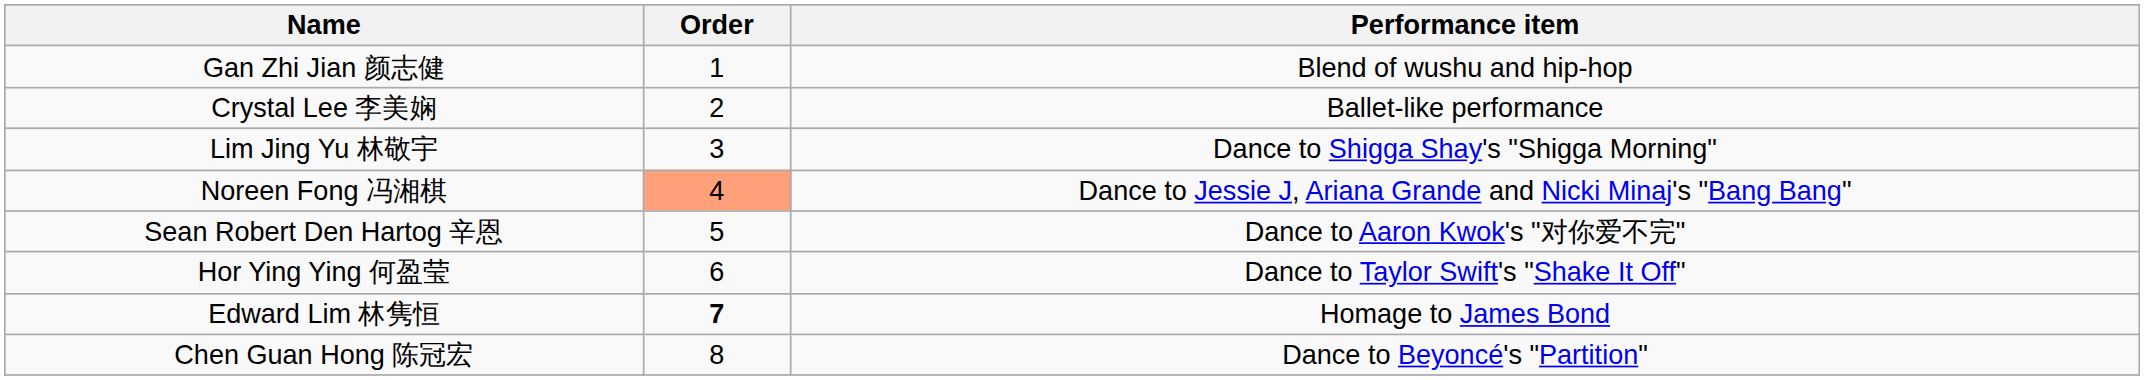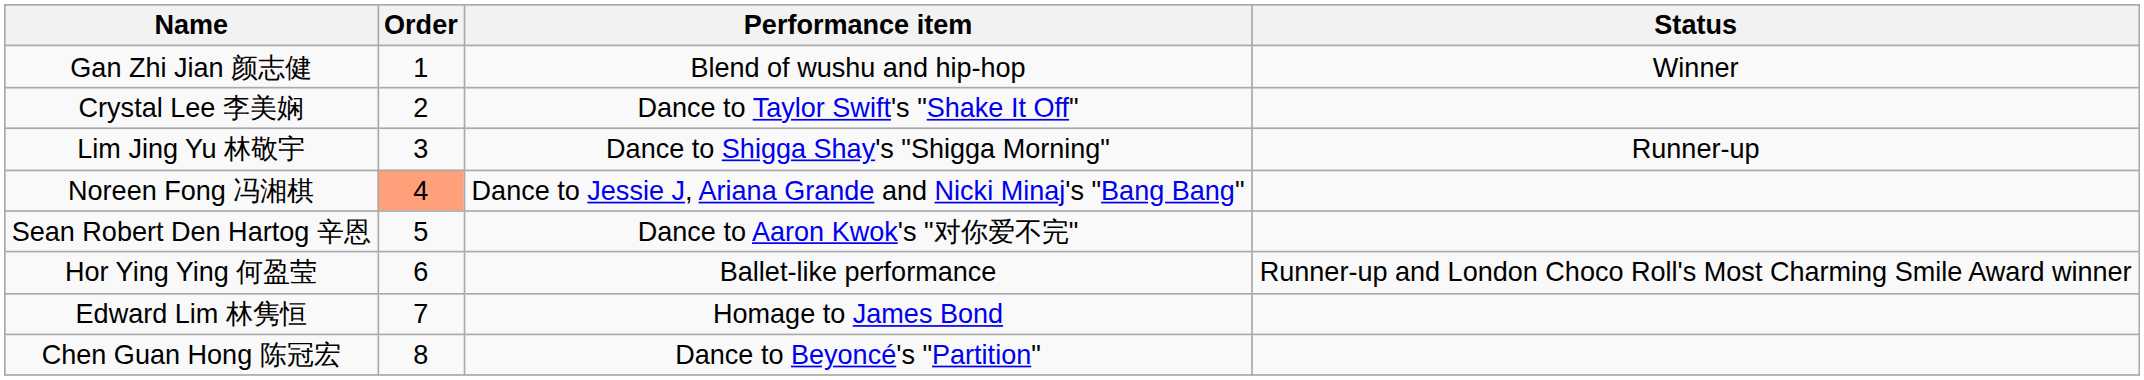+ column: (1696, 25)
(1465, 108) Ballet-like performance -> (858, 108) Dance to Taylor Swift's "Shake It Off"
(1465, 273) Dance to Taylor Swift's "Shake It Off" -> (858, 273) Ballet-like performance
(717, 314) bold -> (421, 314) normal
